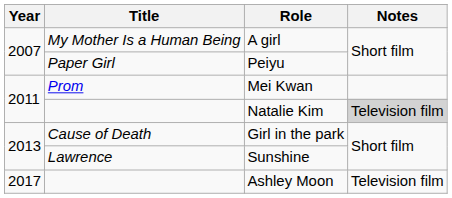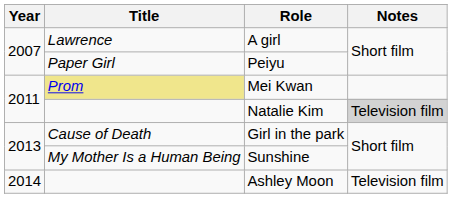(144, 39) My Mother Is a Human Being -> (80, 39) Lawrence
(66, 87) no background -> (66, 87) khaki background
(80, 157) Lawrence -> (144, 157) My Mother Is a Human Being
(24, 181) 2017 -> (24, 181) 2014
